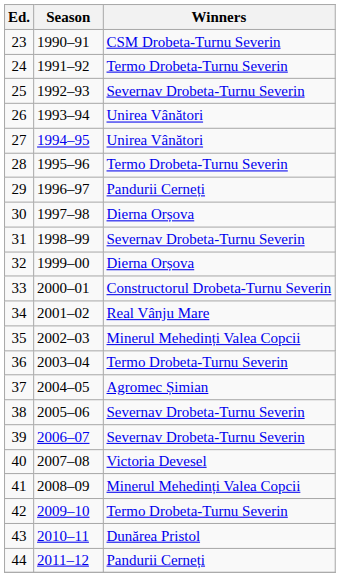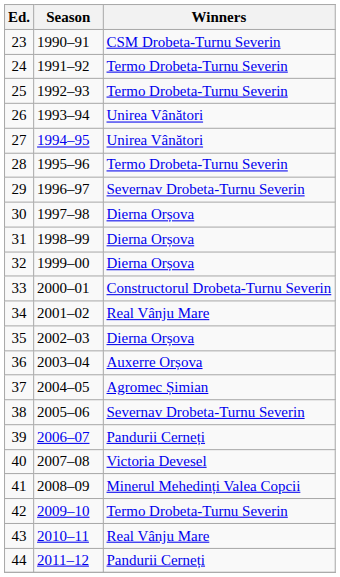(206, 91) Severnav Drobeta-Turnu Severin -> (197, 91) Termo Drobeta-Turnu Severin
(156, 190) Pandurii Cerneți -> (206, 190) Severnav Drobeta-Turnu Severin
(206, 239) Severnav Drobeta-Turnu Severin -> (150, 239) Dierna Orșova
(203, 338) Minerul Mehedinți Valea Copcii -> (150, 338) Dierna Orșova
(197, 363) Termo Drobeta-Turnu Severin -> (155, 363) Auxerre Orșova
(206, 437) Severnav Drobeta-Turnu Severin -> (156, 437) Pandurii Cerneți
(153, 535) Dunărea Pristol -> (158, 535) Real Vânju Mare
